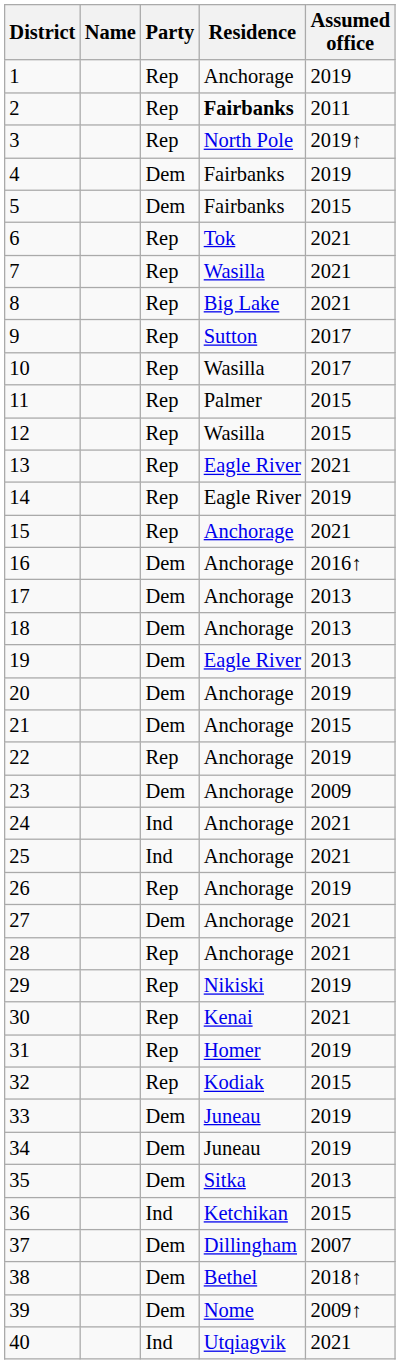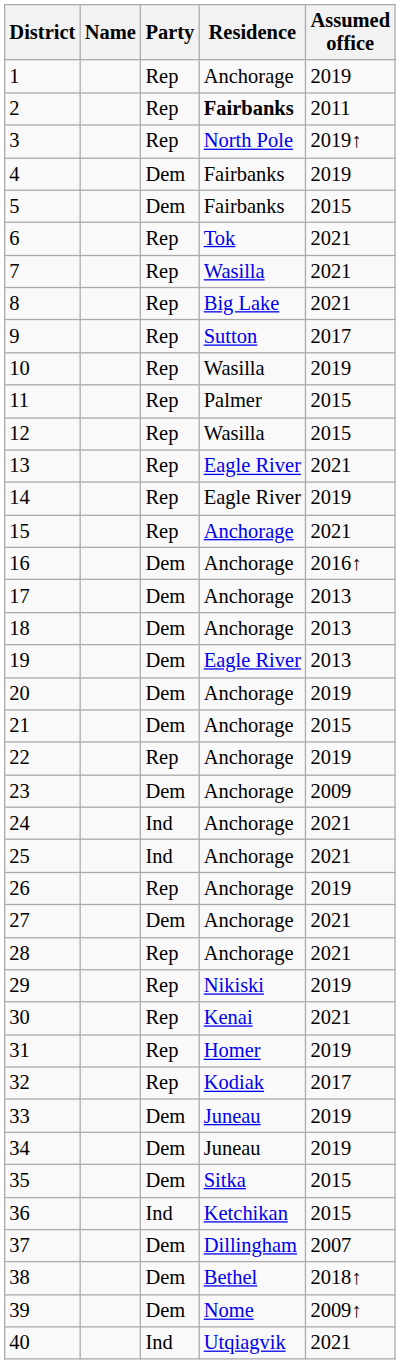(331, 368) 2017 -> (331, 368) 2019
(331, 1083) 2015 -> (331, 1083) 2017
(331, 1180) 2013 -> (331, 1180) 2015
